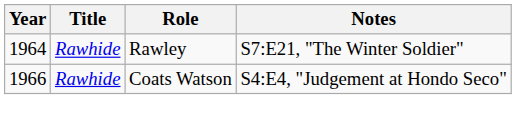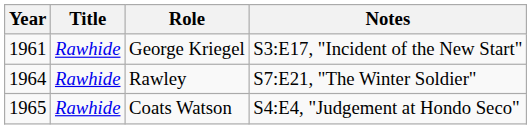+ row: (187, 49)
(28, 78) 1966 -> (28, 108) 1965
